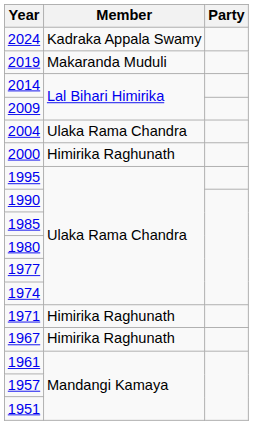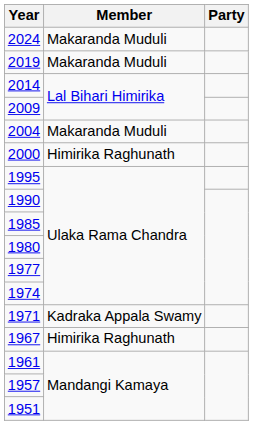(124, 39) Kadraka Appala Swamy -> (107, 39) Makaranda Muduli
(117, 131) Ulaka Rama Chandra -> (107, 131) Makaranda Muduli
(111, 316) Himirika Raghunath -> (124, 316) Kadraka Appala Swamy
